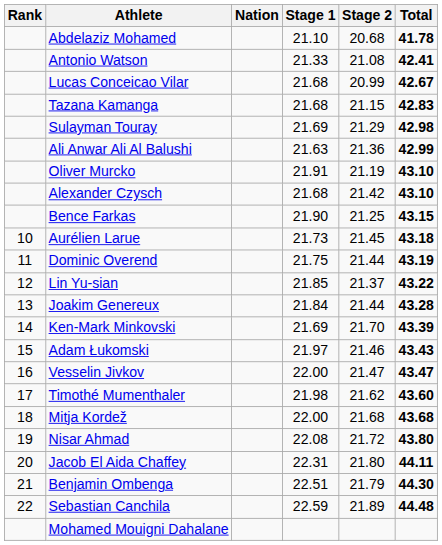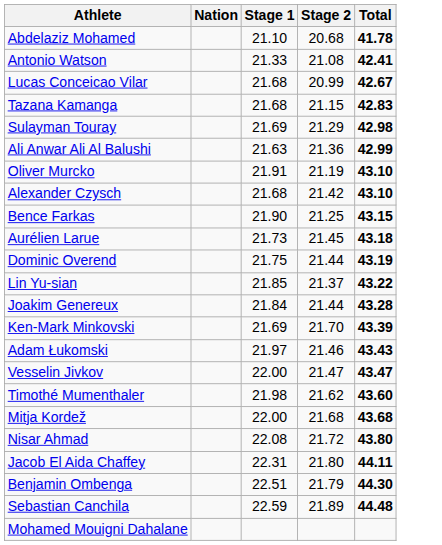- column: (25, 15)
